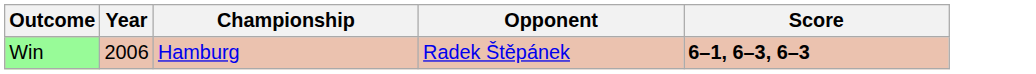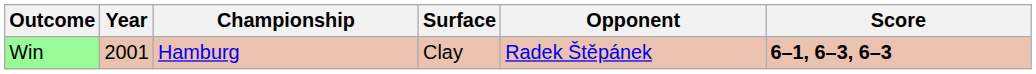+ column: (460, 20)
(127, 52) 2006 -> (127, 52) 2001
